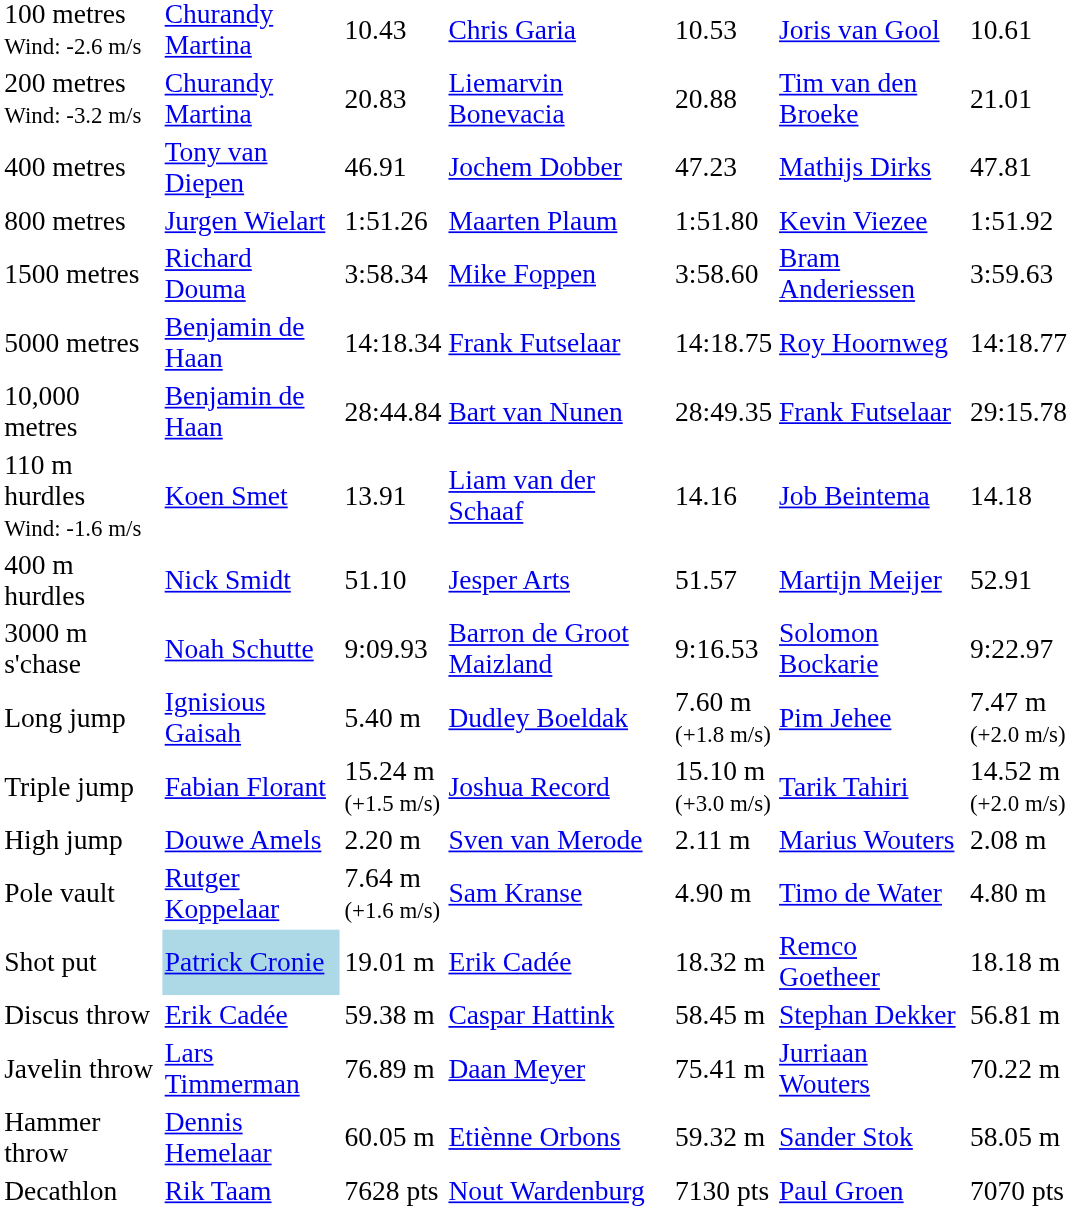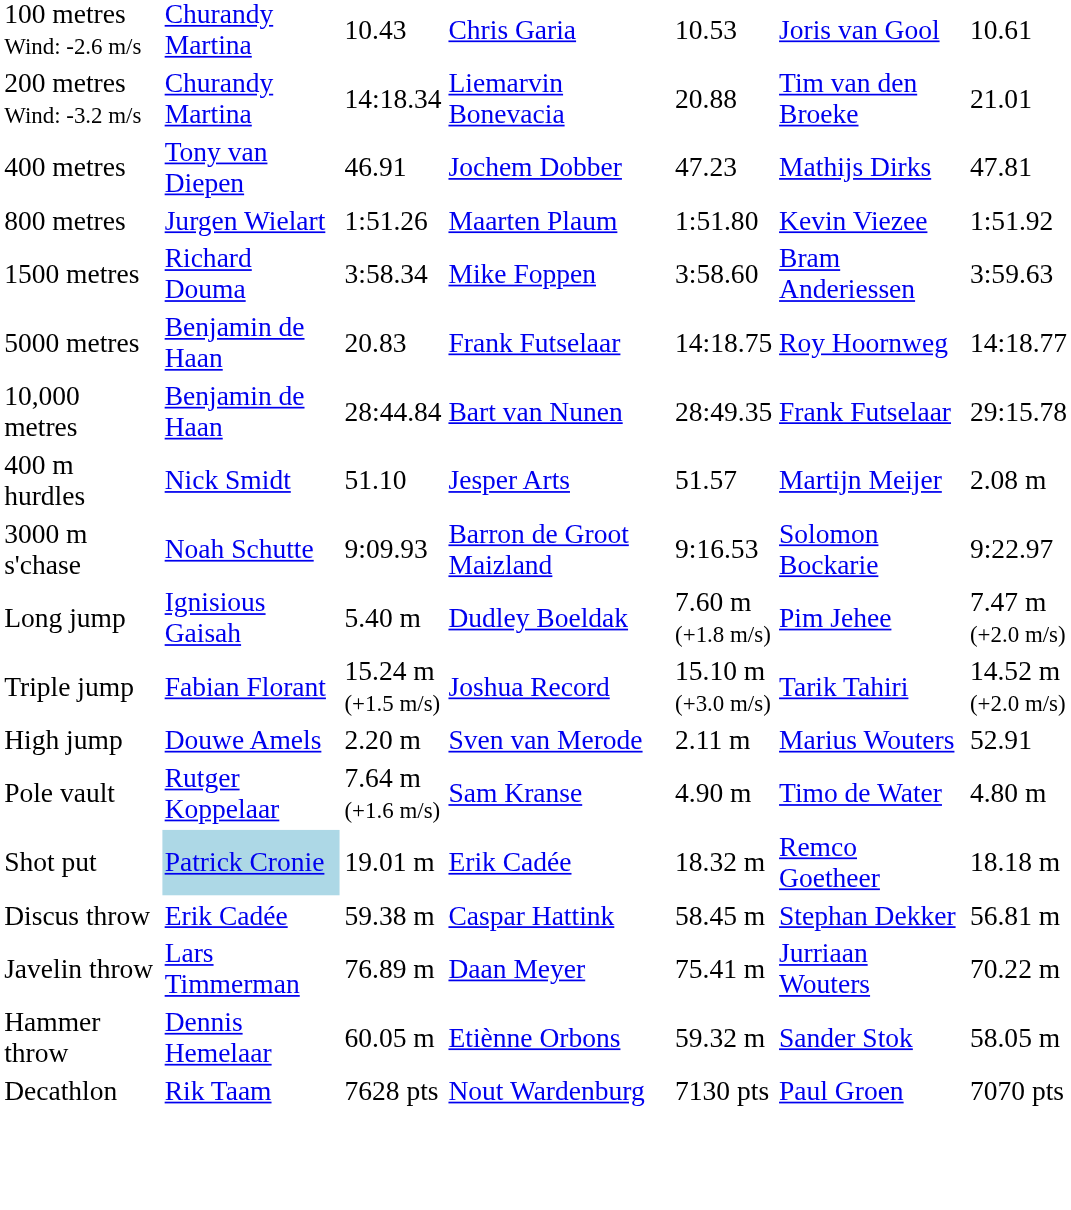(375, 98) 20.83 -> (393, 98) 14:18.34
(393, 342) 14:18.34 -> (375, 342) 20.83
- row: (73, 495)
(1001, 580) 52.91 -> (1008, 480) 2.08 m
(1008, 839) 2.08 m -> (1001, 740) 52.91
